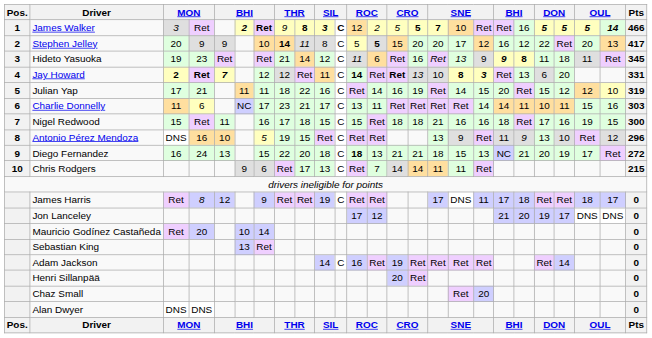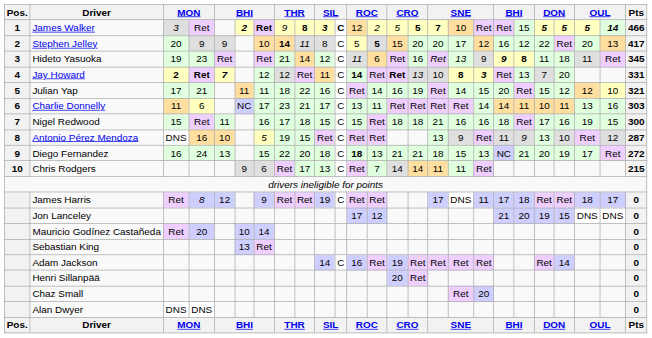(524, 27) 16 -> (524, 27) 15
(544, 74) 6 -> (544, 74) 7
(636, 90) 319 -> (636, 90) 321
(587, 106) 15 -> (587, 106) 13
(636, 137) 296 -> (636, 137) 287
(564, 215) 17 -> (564, 215) 15
